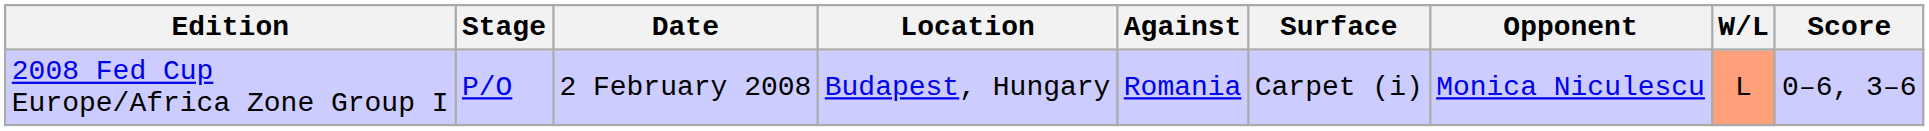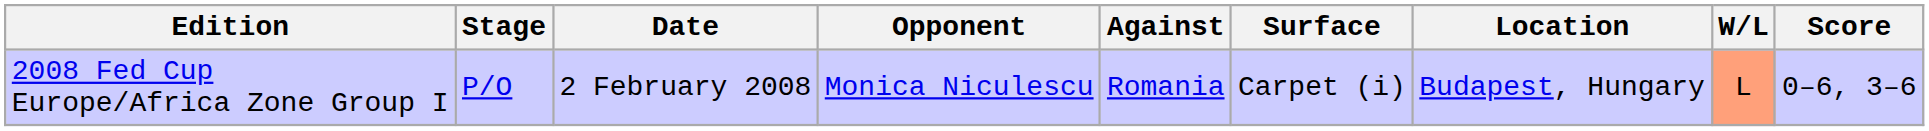columns swapped: (968, 27) <-> (1571, 27)
